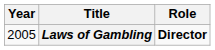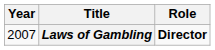(22, 34) 2005 -> (22, 34) 2007
